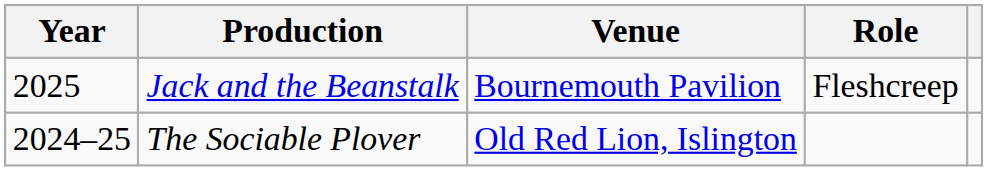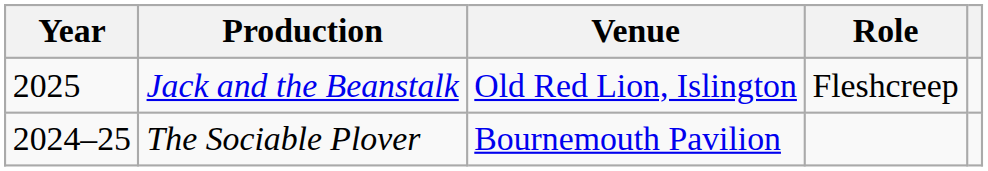(628, 84) Bournemouth Pavilion -> (636, 84) Old Red Lion, Islington
(636, 138) Old Red Lion, Islington -> (628, 138) Bournemouth Pavilion
